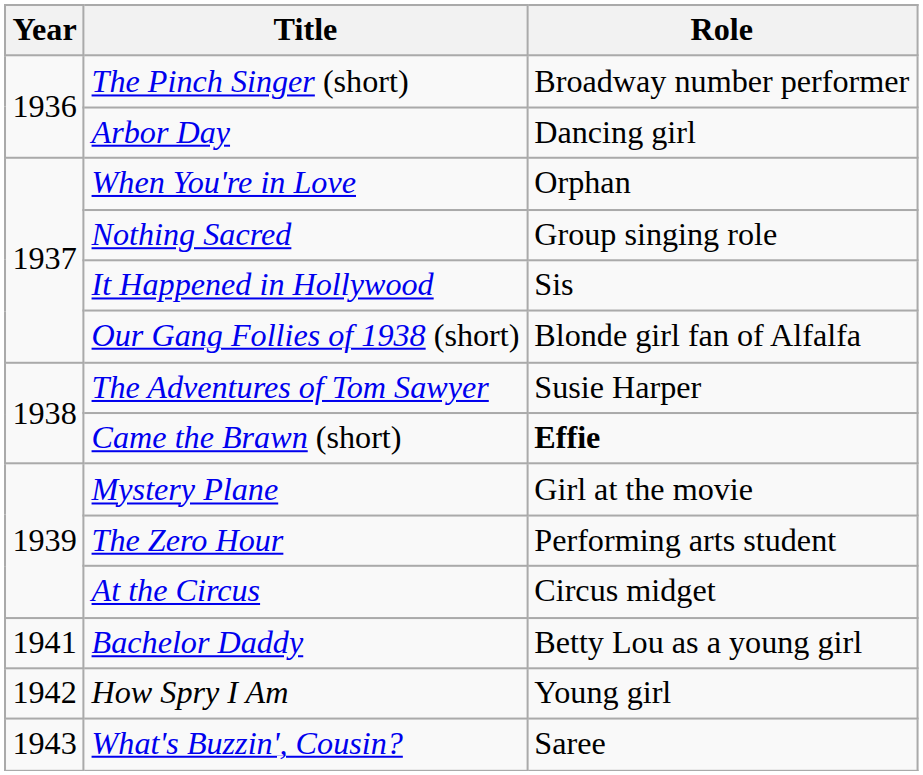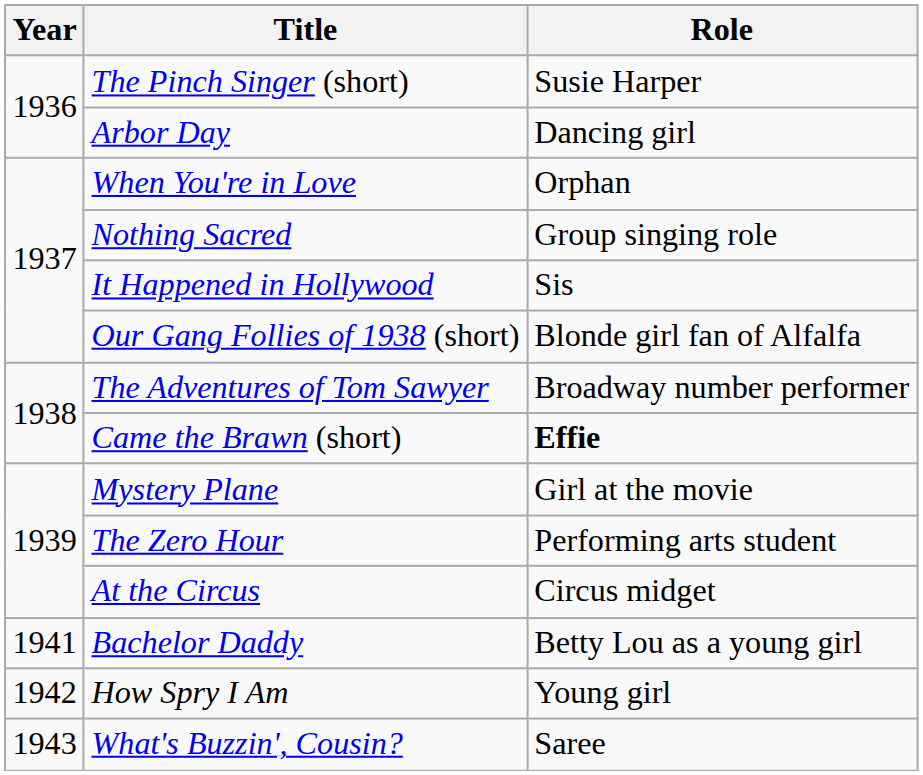(722, 81) Broadway number performer -> (618, 81) Susie Harper
(618, 387) Susie Harper -> (722, 387) Broadway number performer
